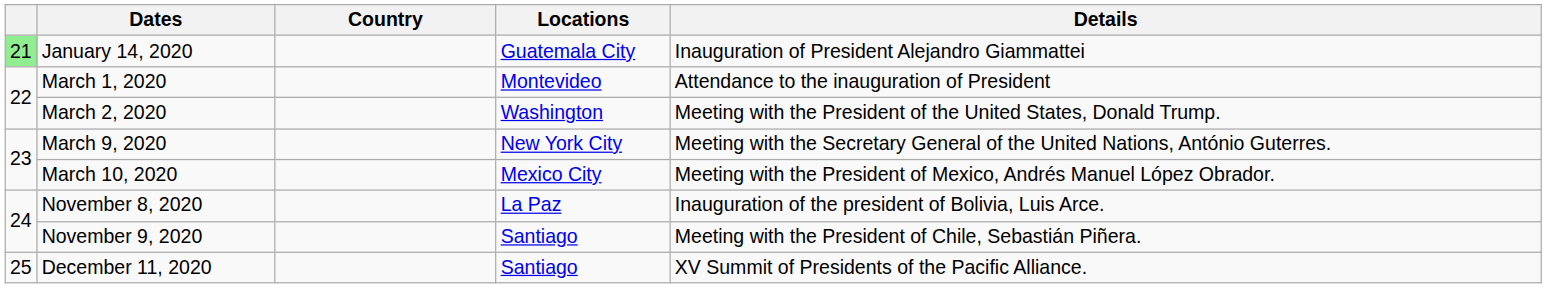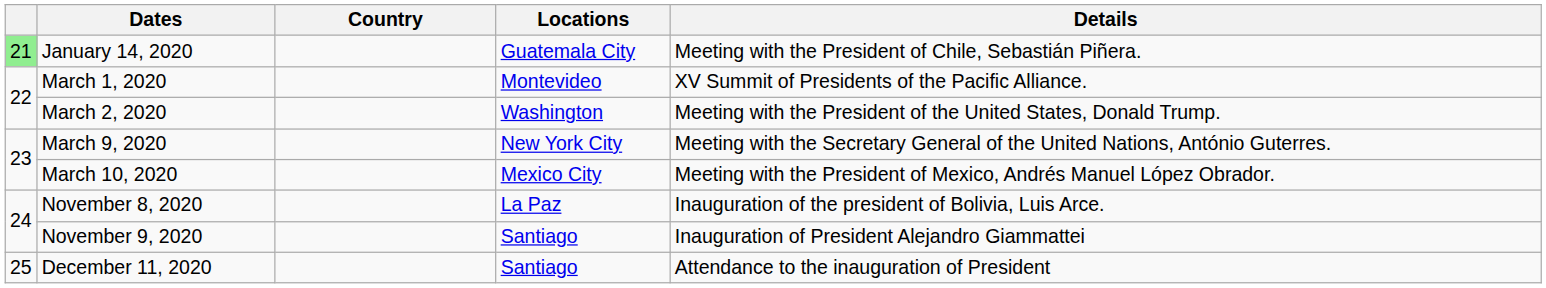(880, 50) Inauguration of President Alejandro Giammattei -> (908, 50) Meeting with the President of Chile, Sebastián Piñera.
(863, 81) Attendance to the inauguration of President -> (881, 81) XV Summit of Presidents of the Pacific Alliance.
(908, 236) Meeting with the President of Chile, Sebastián Piñera. -> (880, 236) Inauguration of President Alejandro Giammattei
(881, 267) XV Summit of Presidents of the Pacific Alliance. -> (863, 267) Attendance to the inauguration of President
